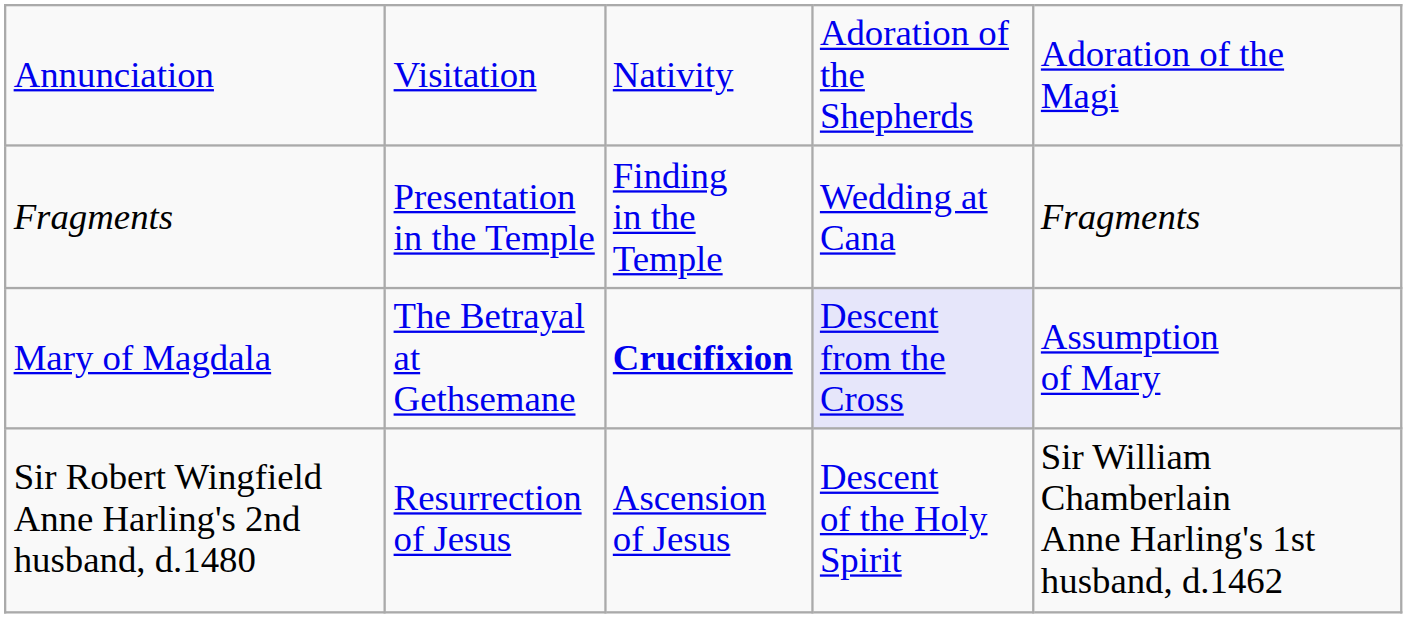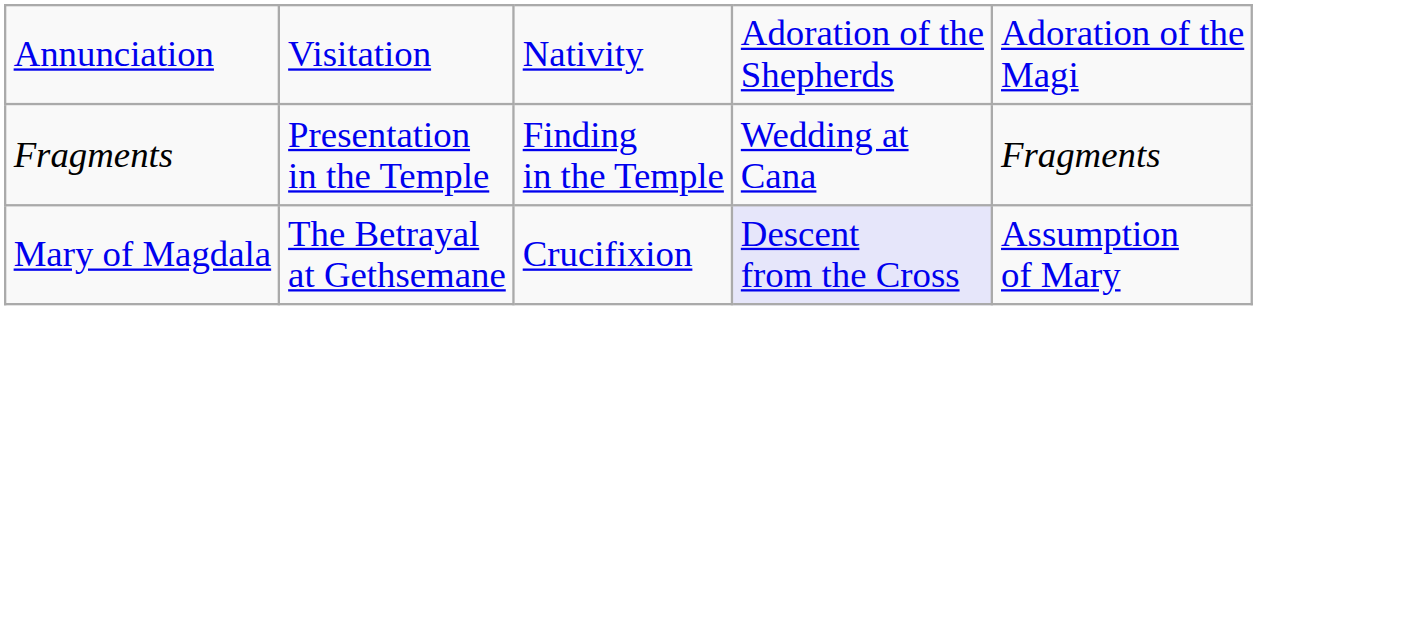(703, 357) bold -> (608, 253) normal
- row: (168, 519)
